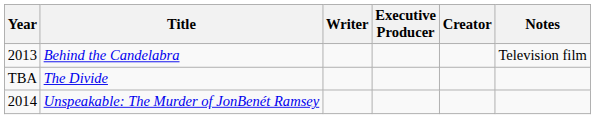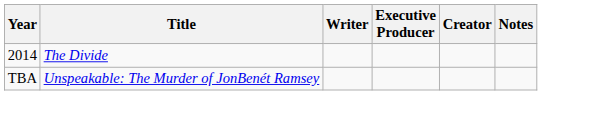- row: (112, 55)
(22, 78) TBA -> (22, 55) 2014
(22, 101) 2014 -> (22, 78) TBA
